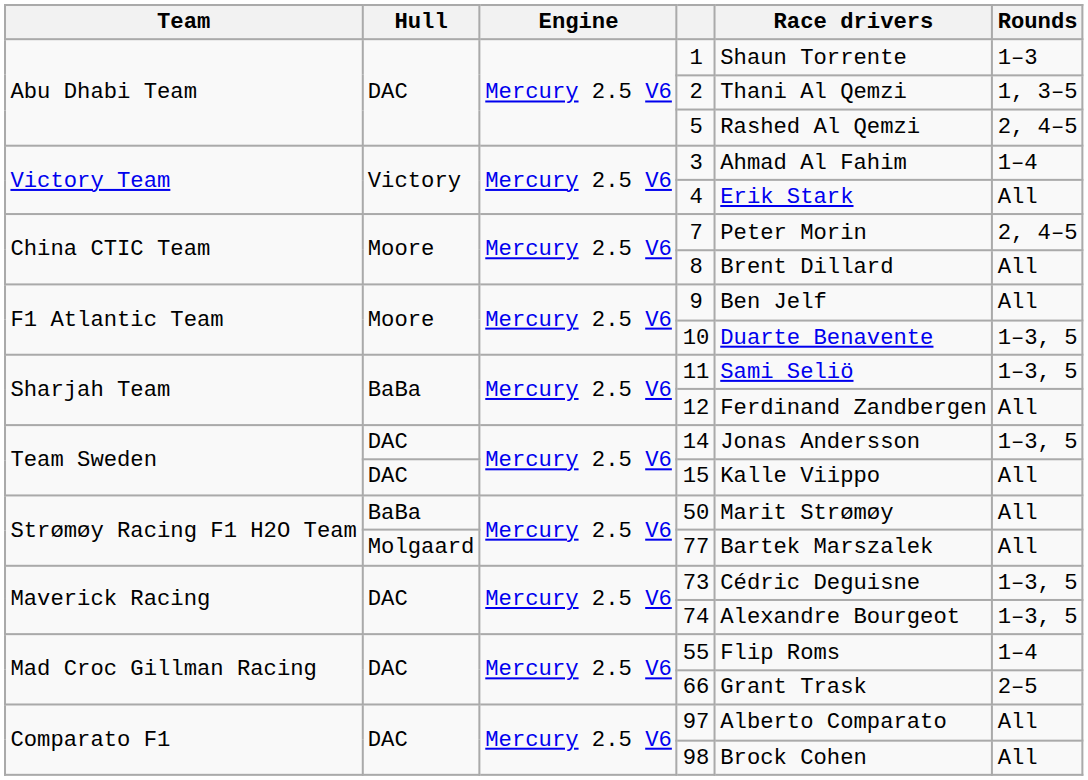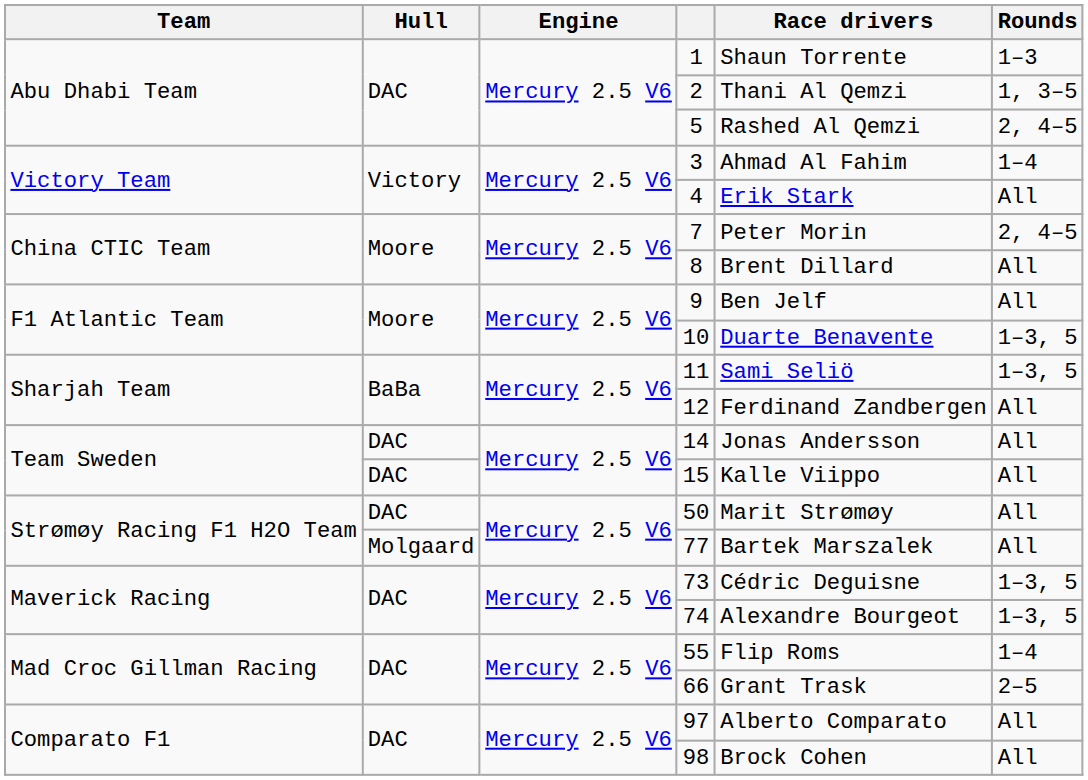(1038, 442) 1–3, 5 -> (1018, 442) All
(394, 512) BaBa -> (388, 512) DAC
